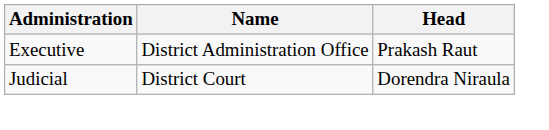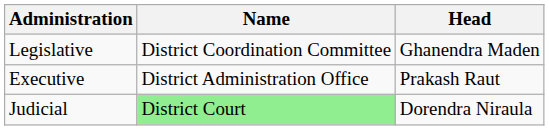+ row: (51, 49)
(194, 79) no background -> (194, 109) lightgreen background
